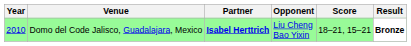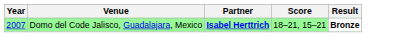- column: (294, 12)
(16, 30) 2010 -> (16, 25) 2007
